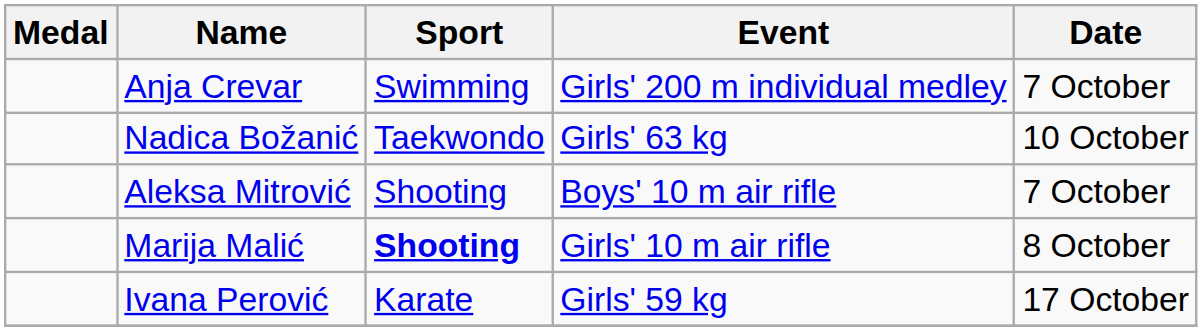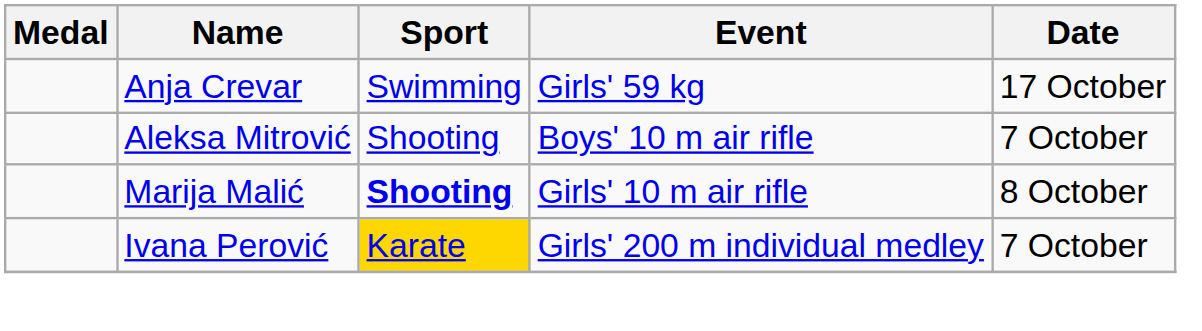(783, 85) Girls' 200 m individual medley -> (621, 85) Girls' 59 kg
(1096, 85) 7 October -> (1083, 85) 17 October
- row: (241, 139)
(424, 298) no background -> (416, 245) gold background
(644, 298) Girls' 59 kg -> (761, 245) Girls' 200 m individual medley
(1106, 298) 17 October -> (1074, 245) 7 October
